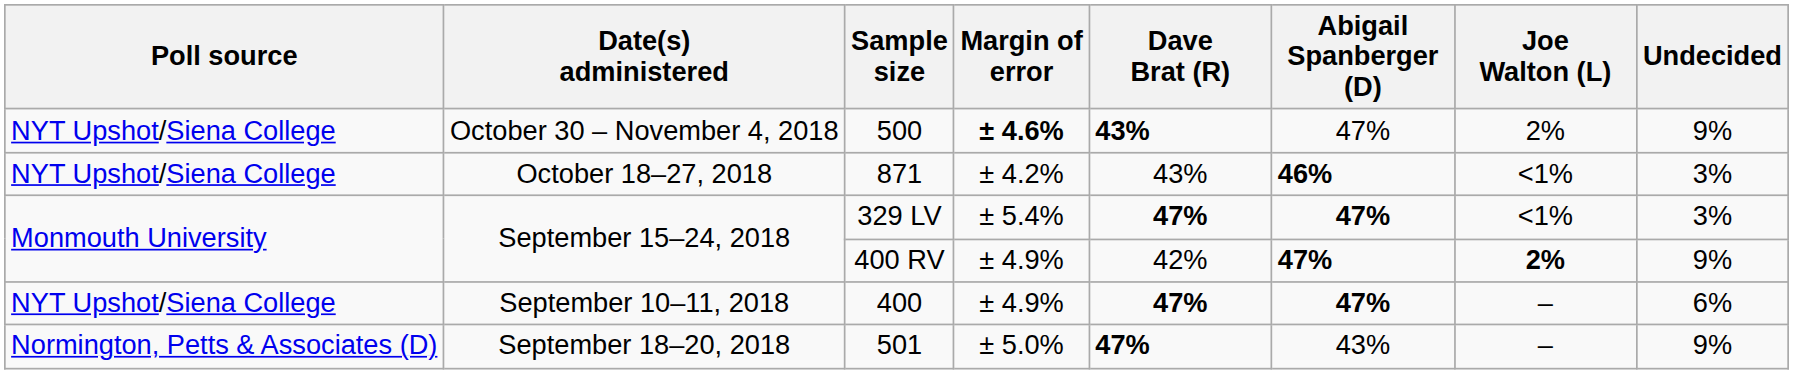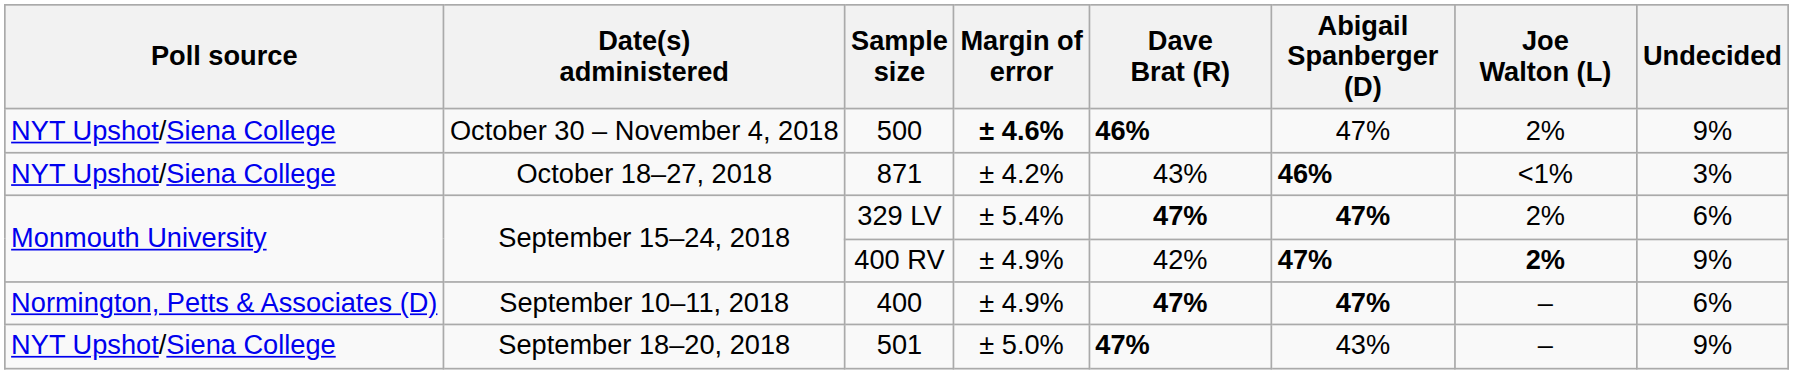(1123, 130) 43% -> (1123, 130) 46%
(1545, 216) <1% -> (1545, 216) 2%
(1712, 216) 3% -> (1712, 216) 6%
(173, 302) NYT Upshot/Siena College -> (224, 302) Normington, Petts & Associates (D)
(224, 346) Normington, Petts & Associates (D) -> (173, 346) NYT Upshot/Siena College
